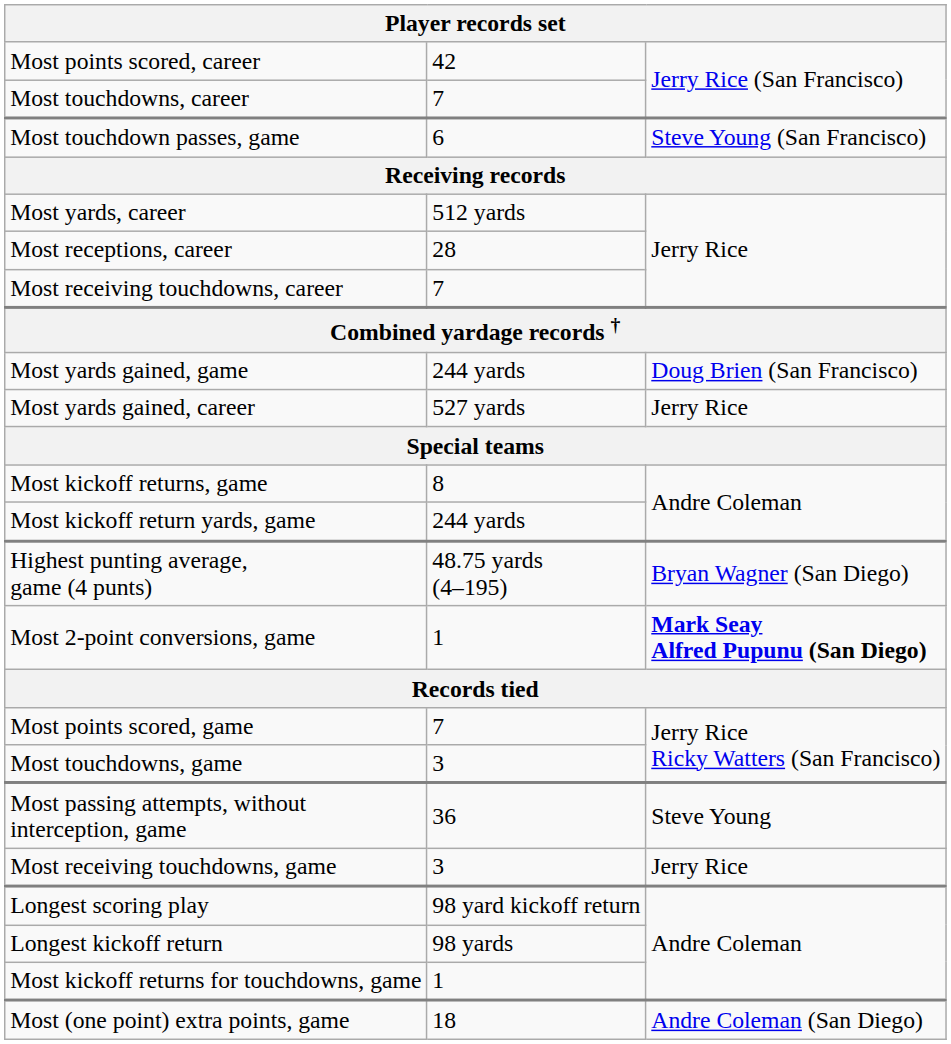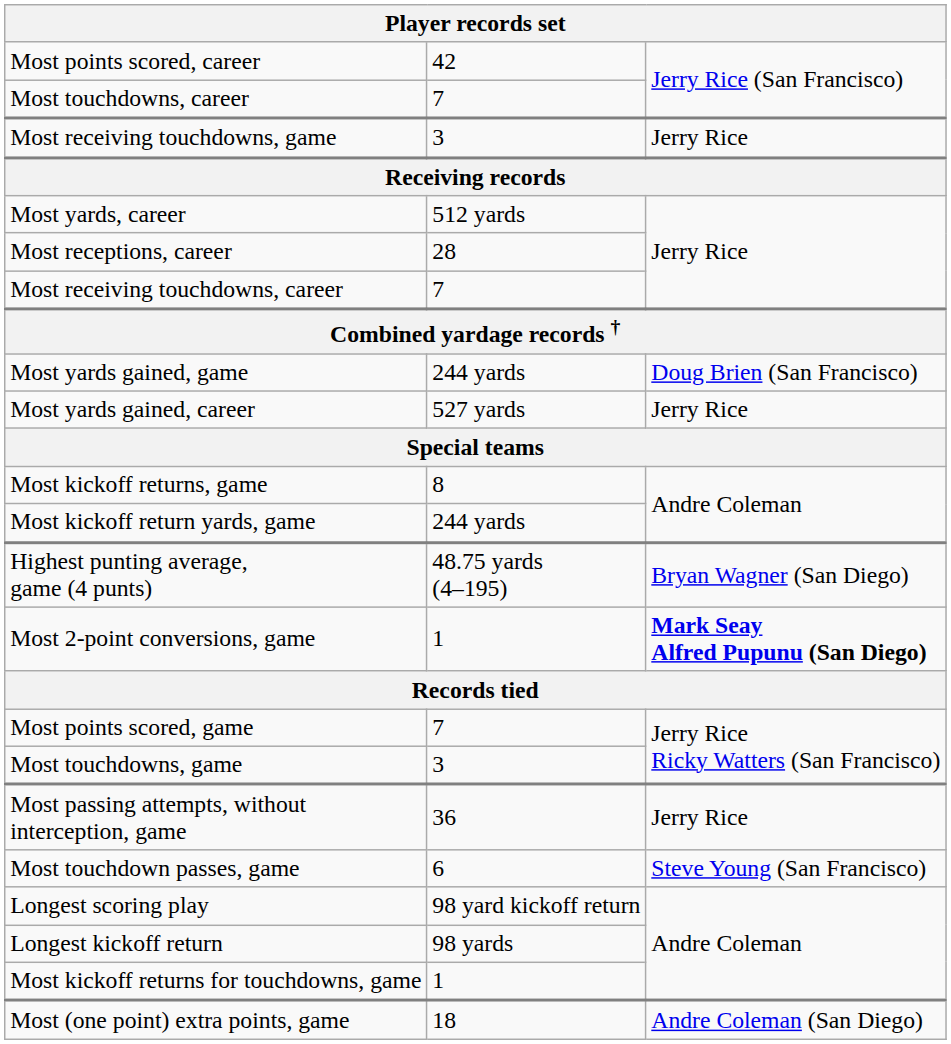rows swapped: (155, 137) <-> (173, 866)
(711, 815) Steve Young -> (700, 817) Jerry Rice
